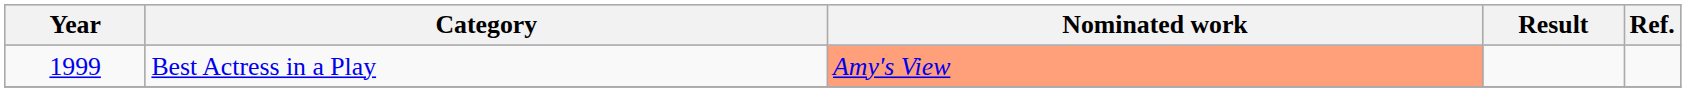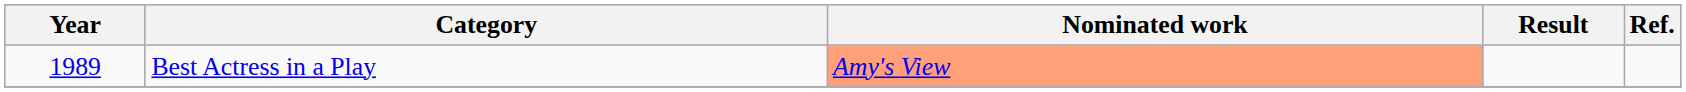(75, 65) 1999 -> (75, 65) 1989
